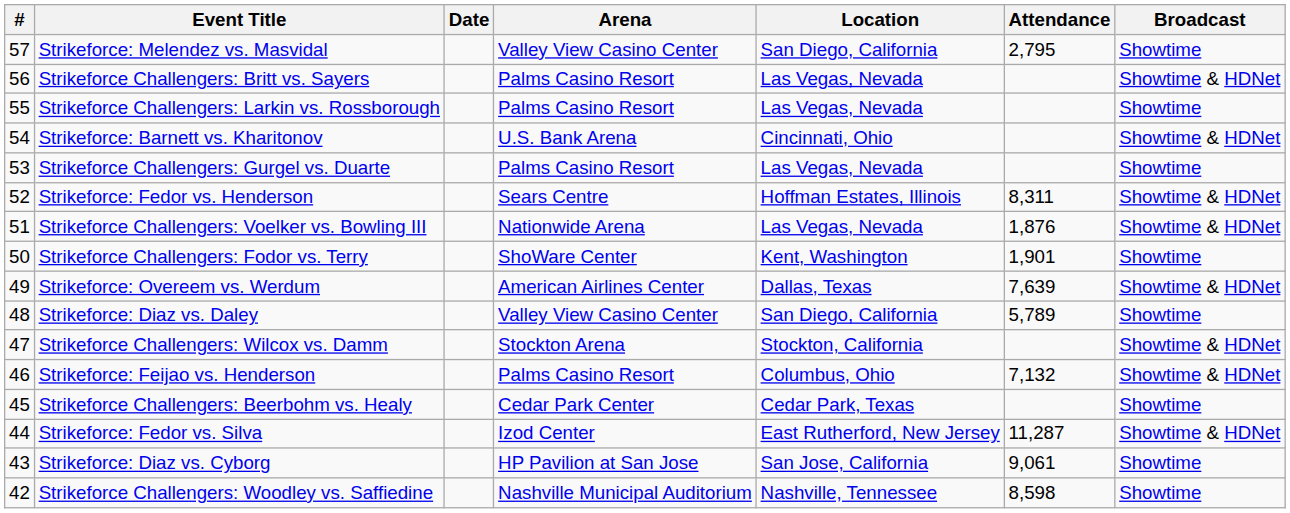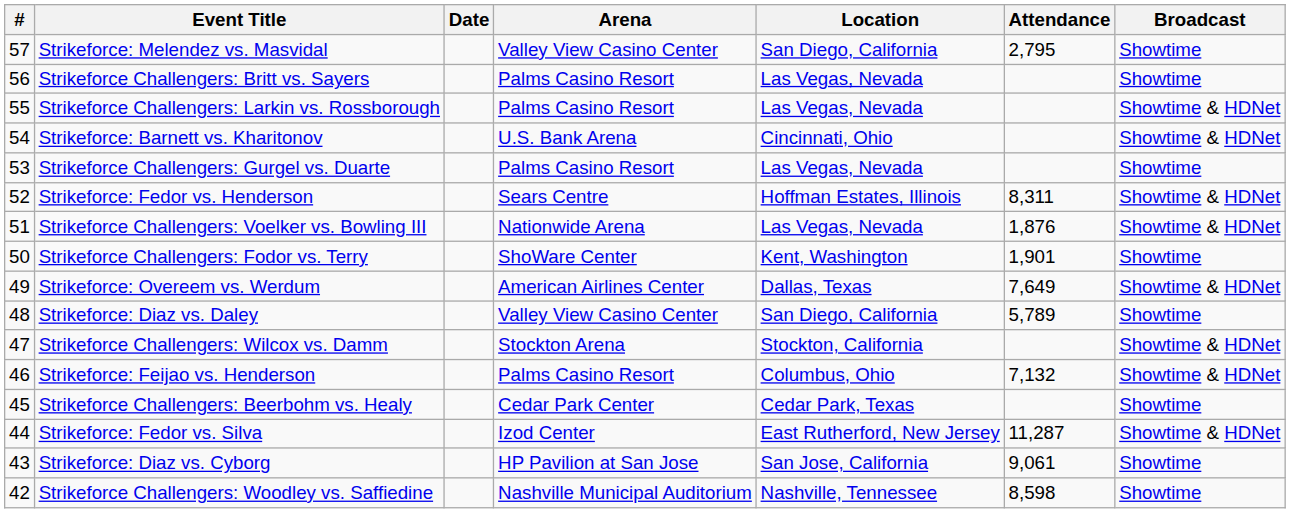(1200, 79) Showtime & HDNet -> (1160, 79) Showtime
(1160, 109) Showtime -> (1200, 109) Showtime & HDNet
(1032, 286) 7,639 -> (1032, 286) 7,649
